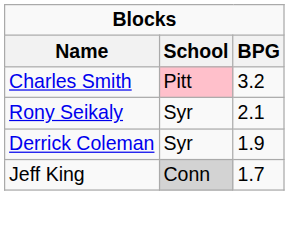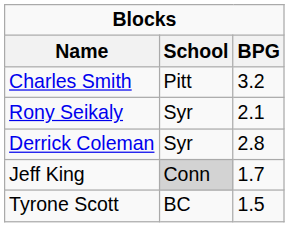(178, 81) pink background -> (178, 81) no background
(251, 143) 1.9 -> (251, 143) 2.8
+ row: (64, 205)
